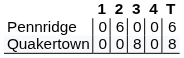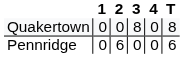rows swapped: (48, 44) <-> (42, 26)
